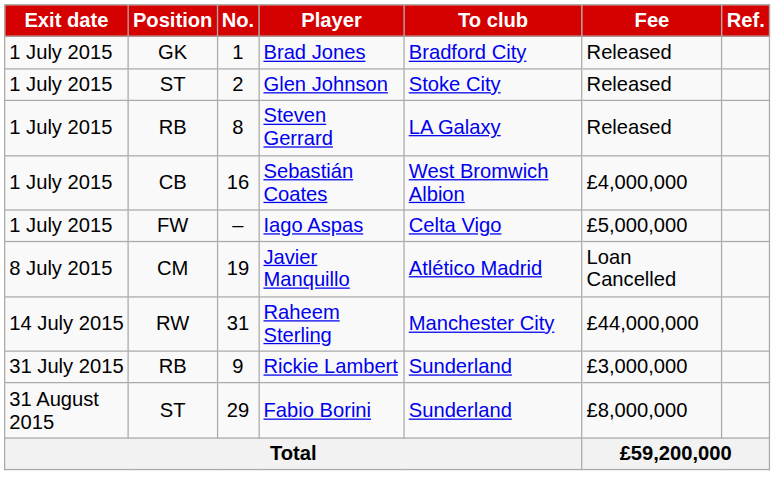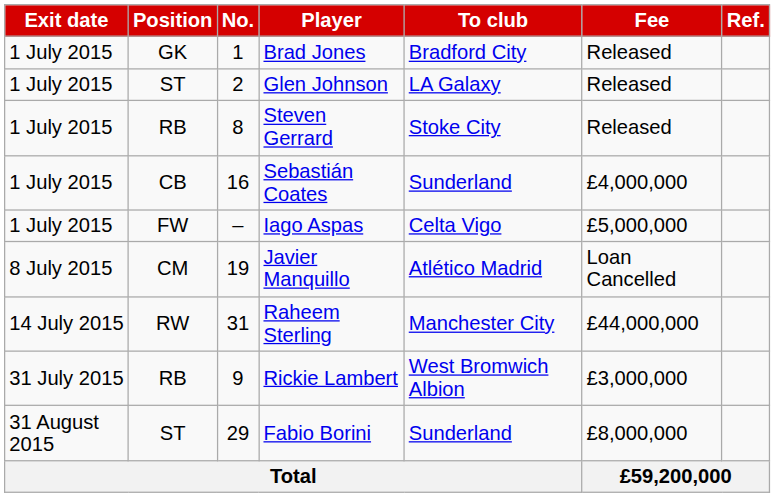(455, 84) Stoke City -> (455, 84) LA Galaxy
(455, 127) LA Galaxy -> (455, 127) Stoke City
(479, 182) West Bromwich Albion -> (460, 182) Sunderland
(460, 366) Sunderland -> (479, 378) West Bromwich Albion
